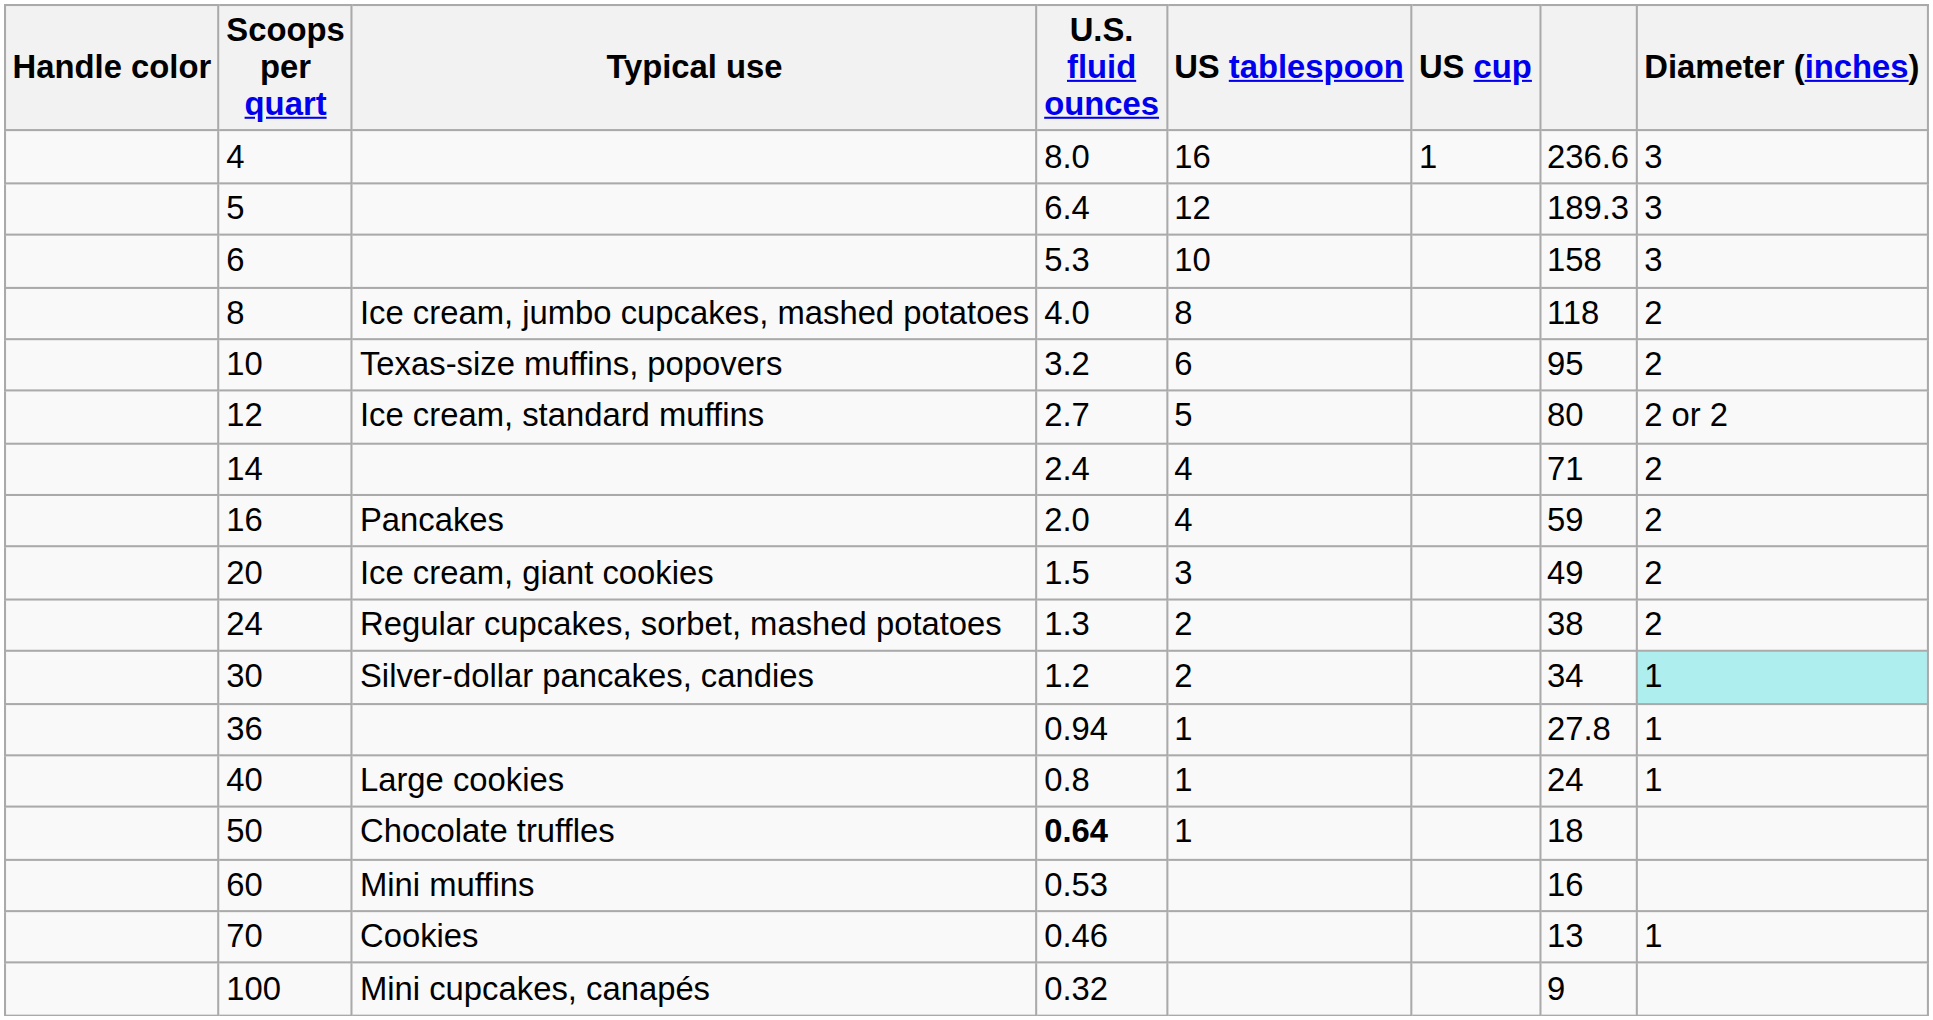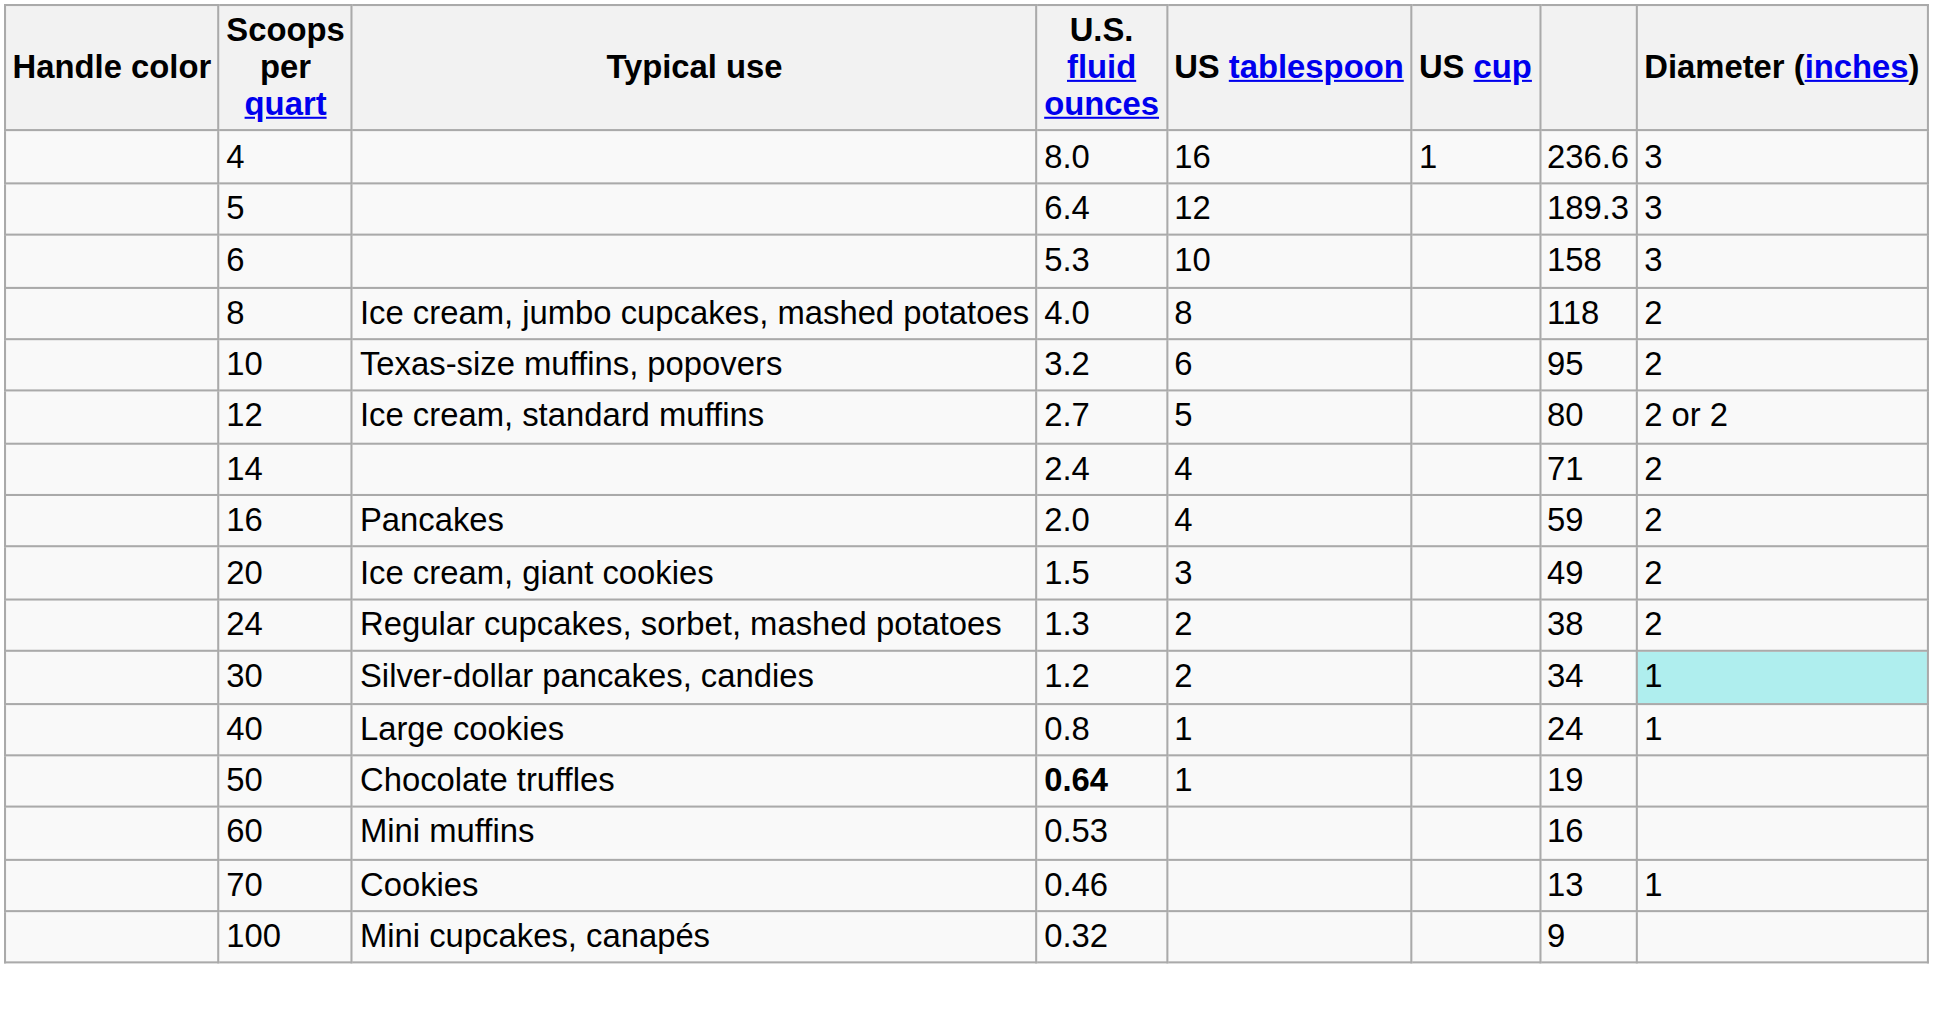- row: (245, 728)
(1565, 832) 18 -> (1565, 780) 19
